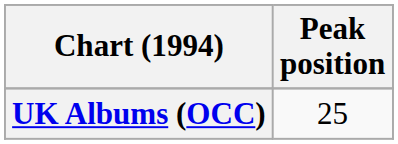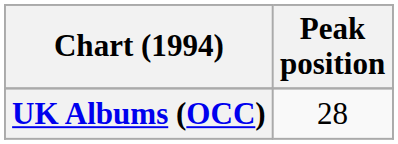(333, 113) 25 -> (333, 113) 28
